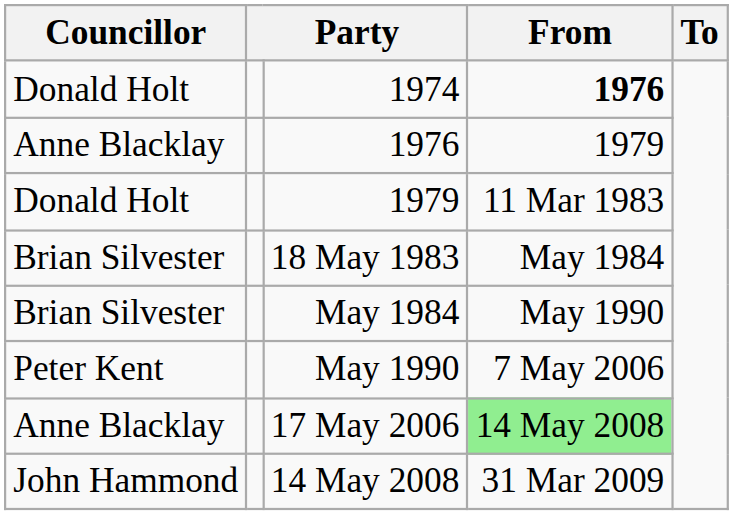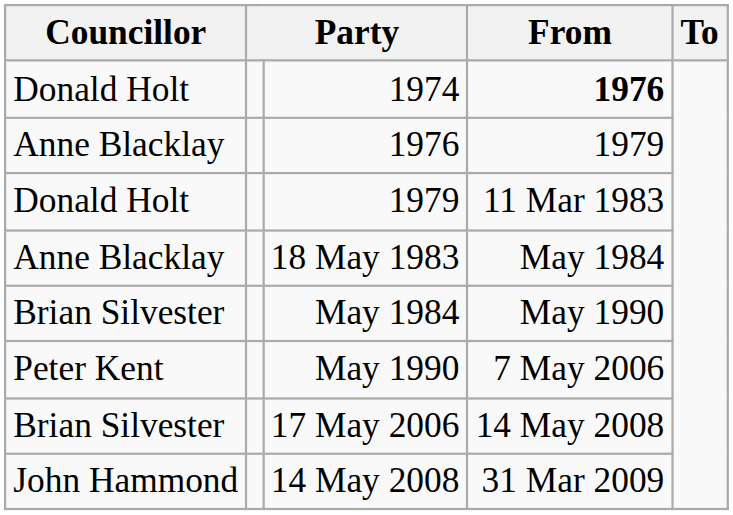(119, 256) Brian Silvester -> (119, 256) Anne Blacklay
(119, 425) Anne Blacklay -> (119, 425) Brian Silvester
(570, 425) lightgreen background -> (570, 425) no background
